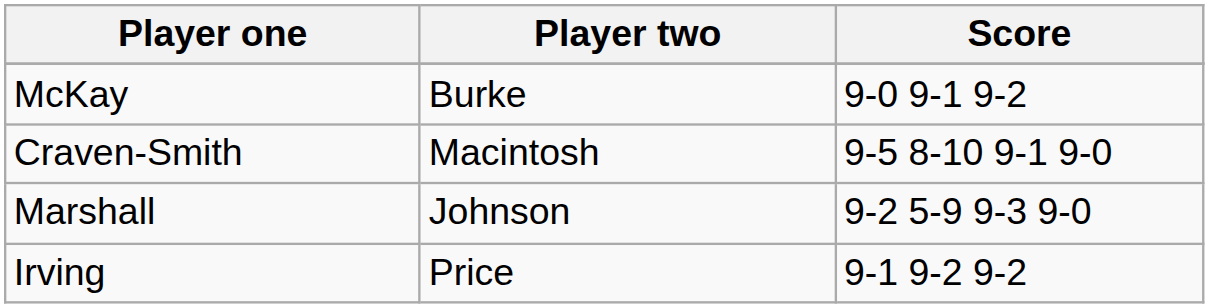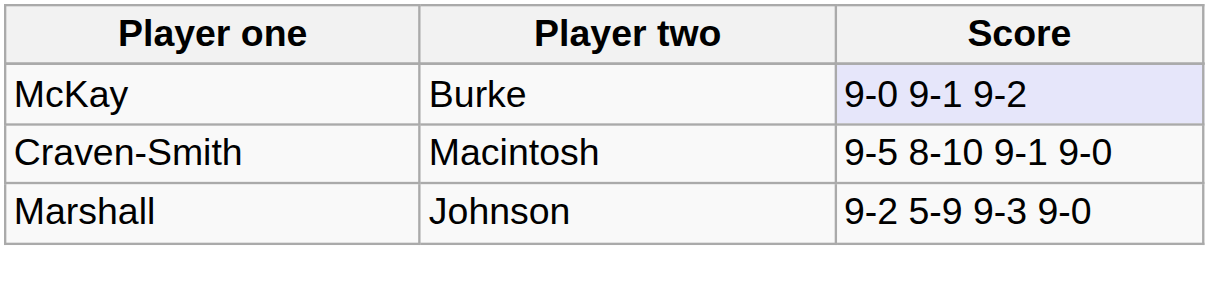(935, 93) no background -> (935, 93) lavender background
- row: (60, 271)
